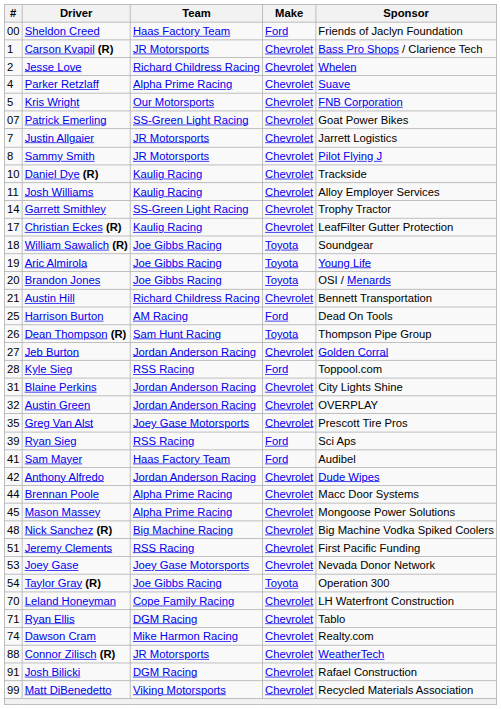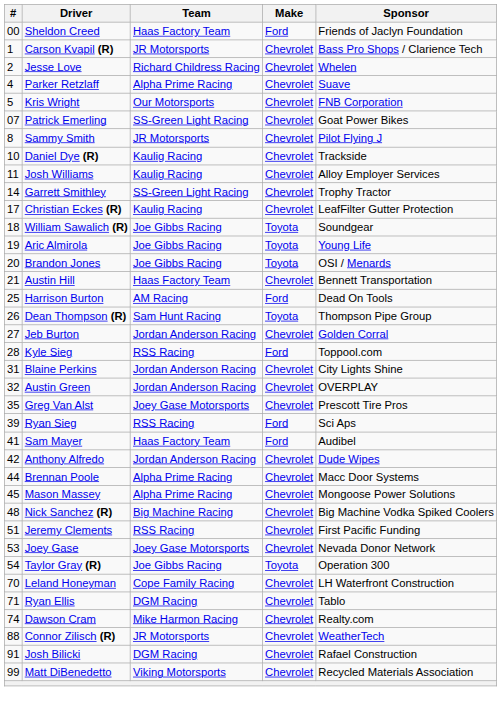- row: (59, 138)
(196, 298) Richard Childress Racing -> (182, 281) Haas Factory Team
